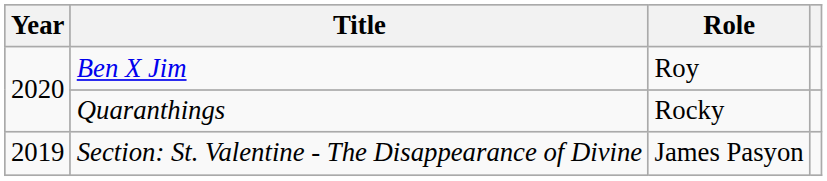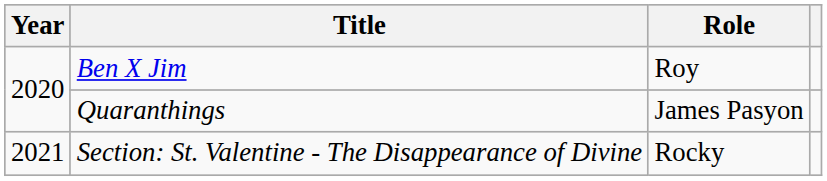(689, 110) Rocky -> (729, 110) James Pasyon
(38, 152) 2019 -> (38, 152) 2021
(729, 152) James Pasyon -> (689, 152) Rocky
